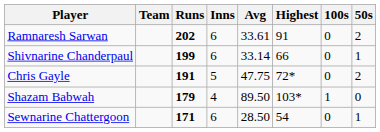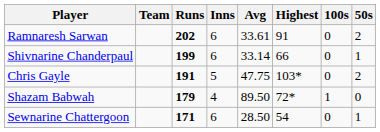(286, 76) 72* -> (289, 76) 103*
(289, 96) 103* -> (286, 96) 72*
